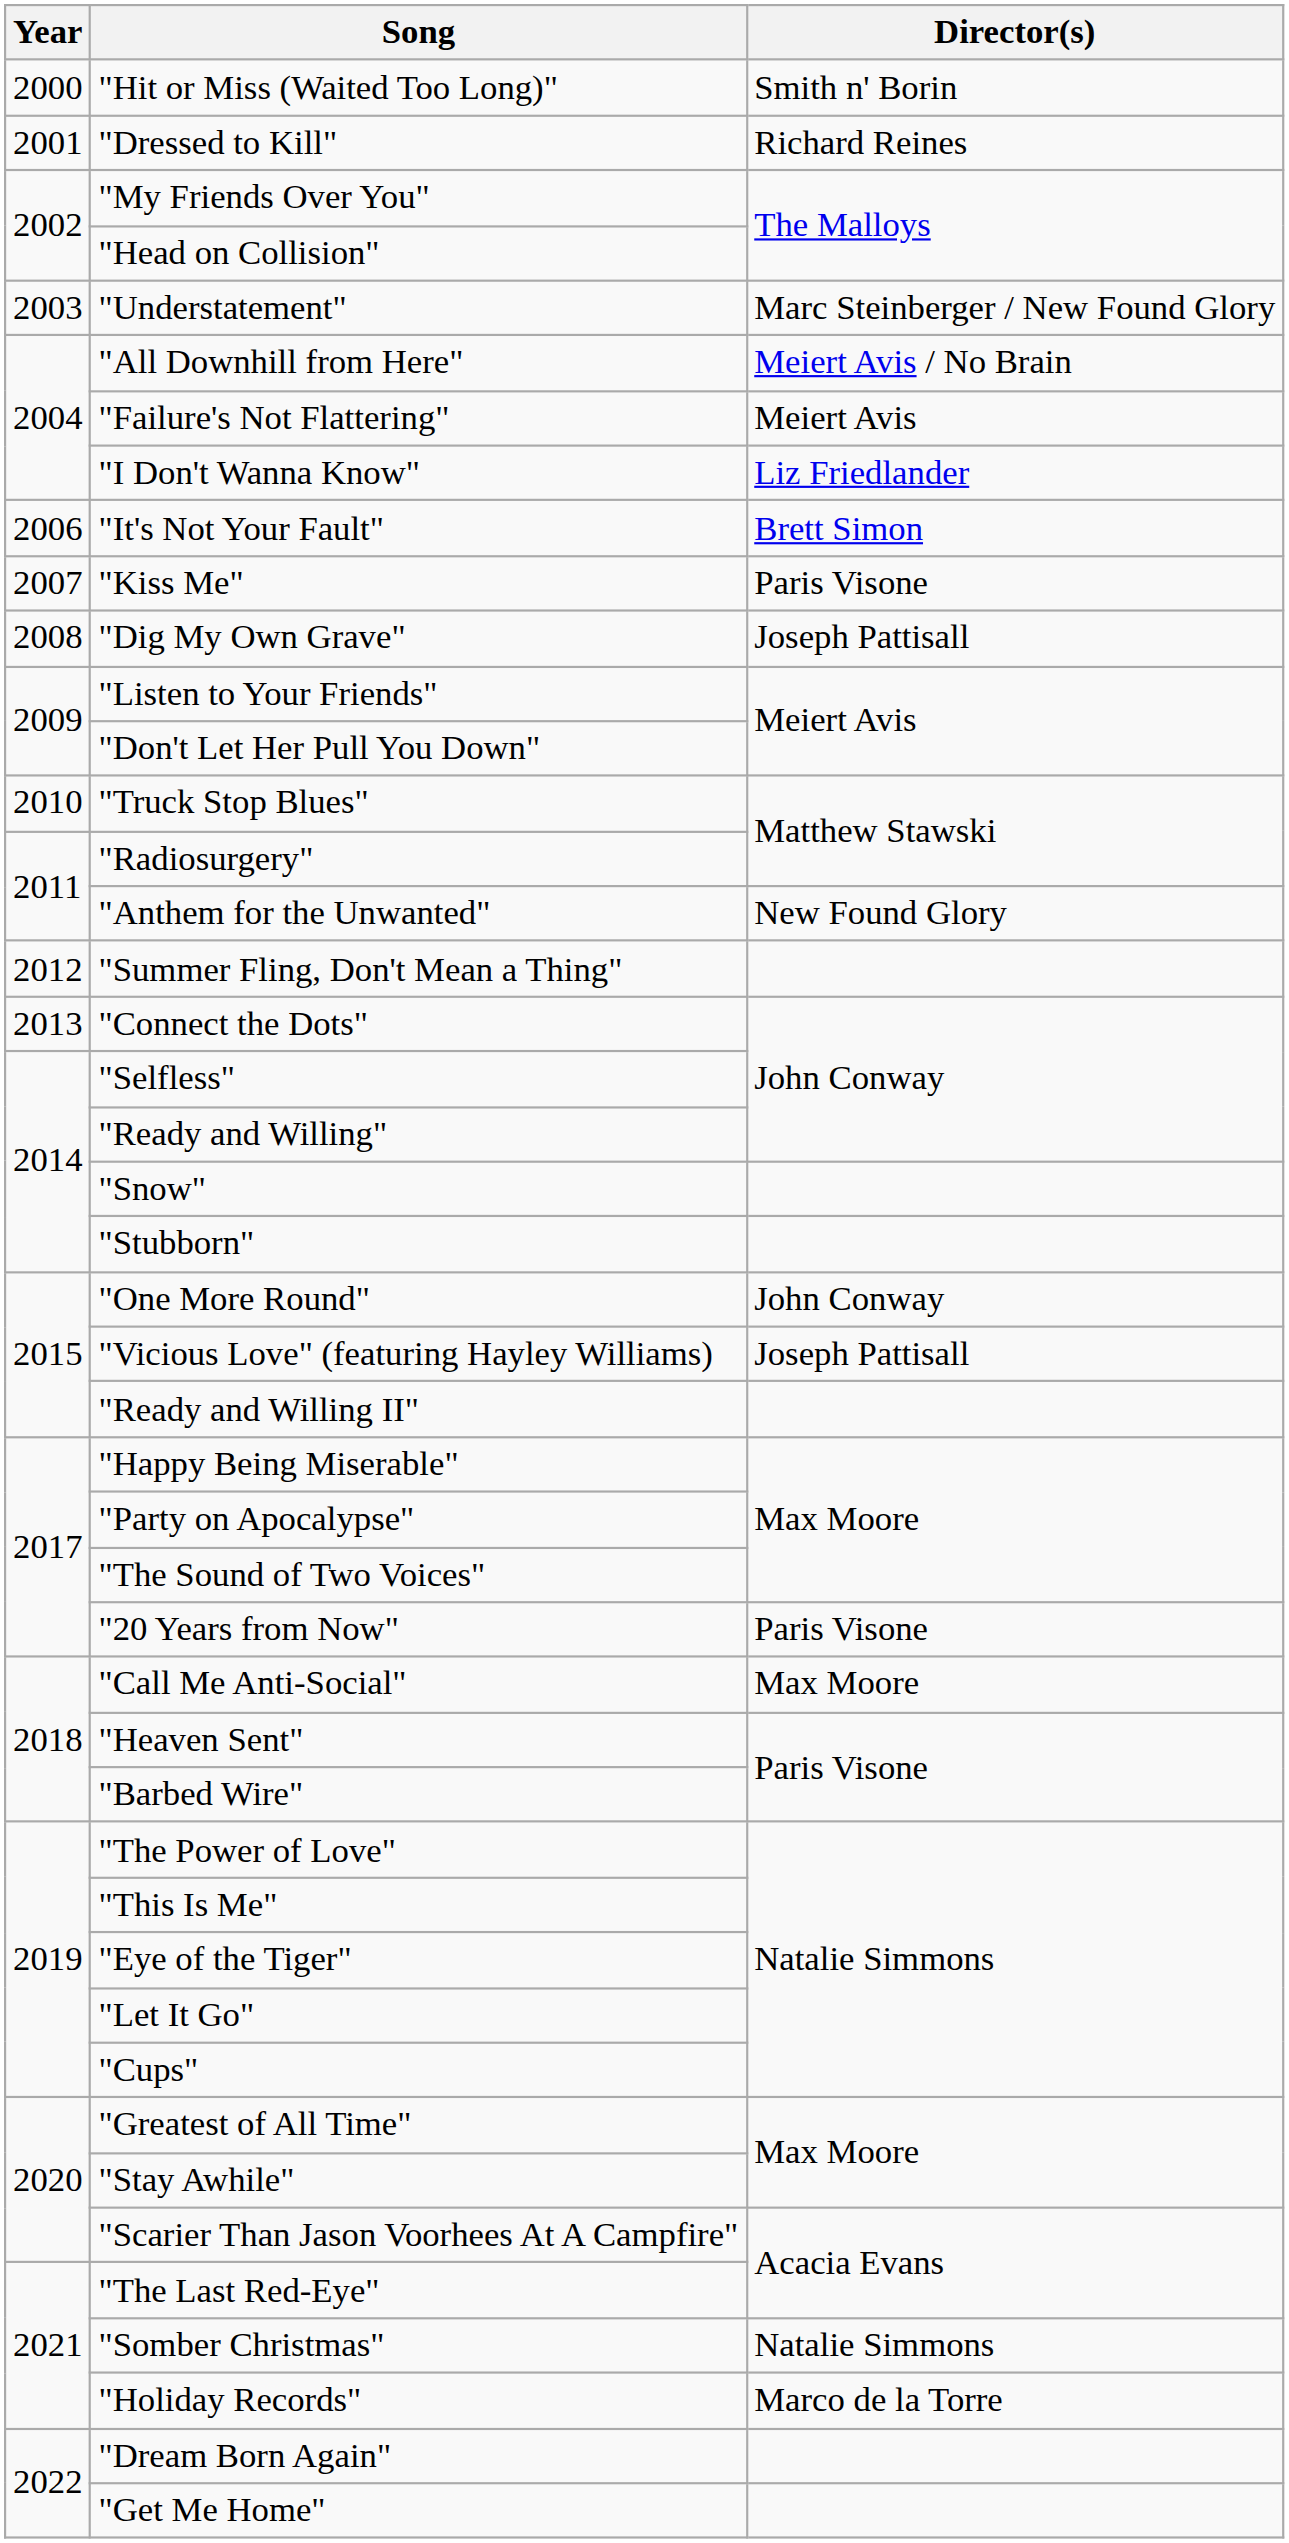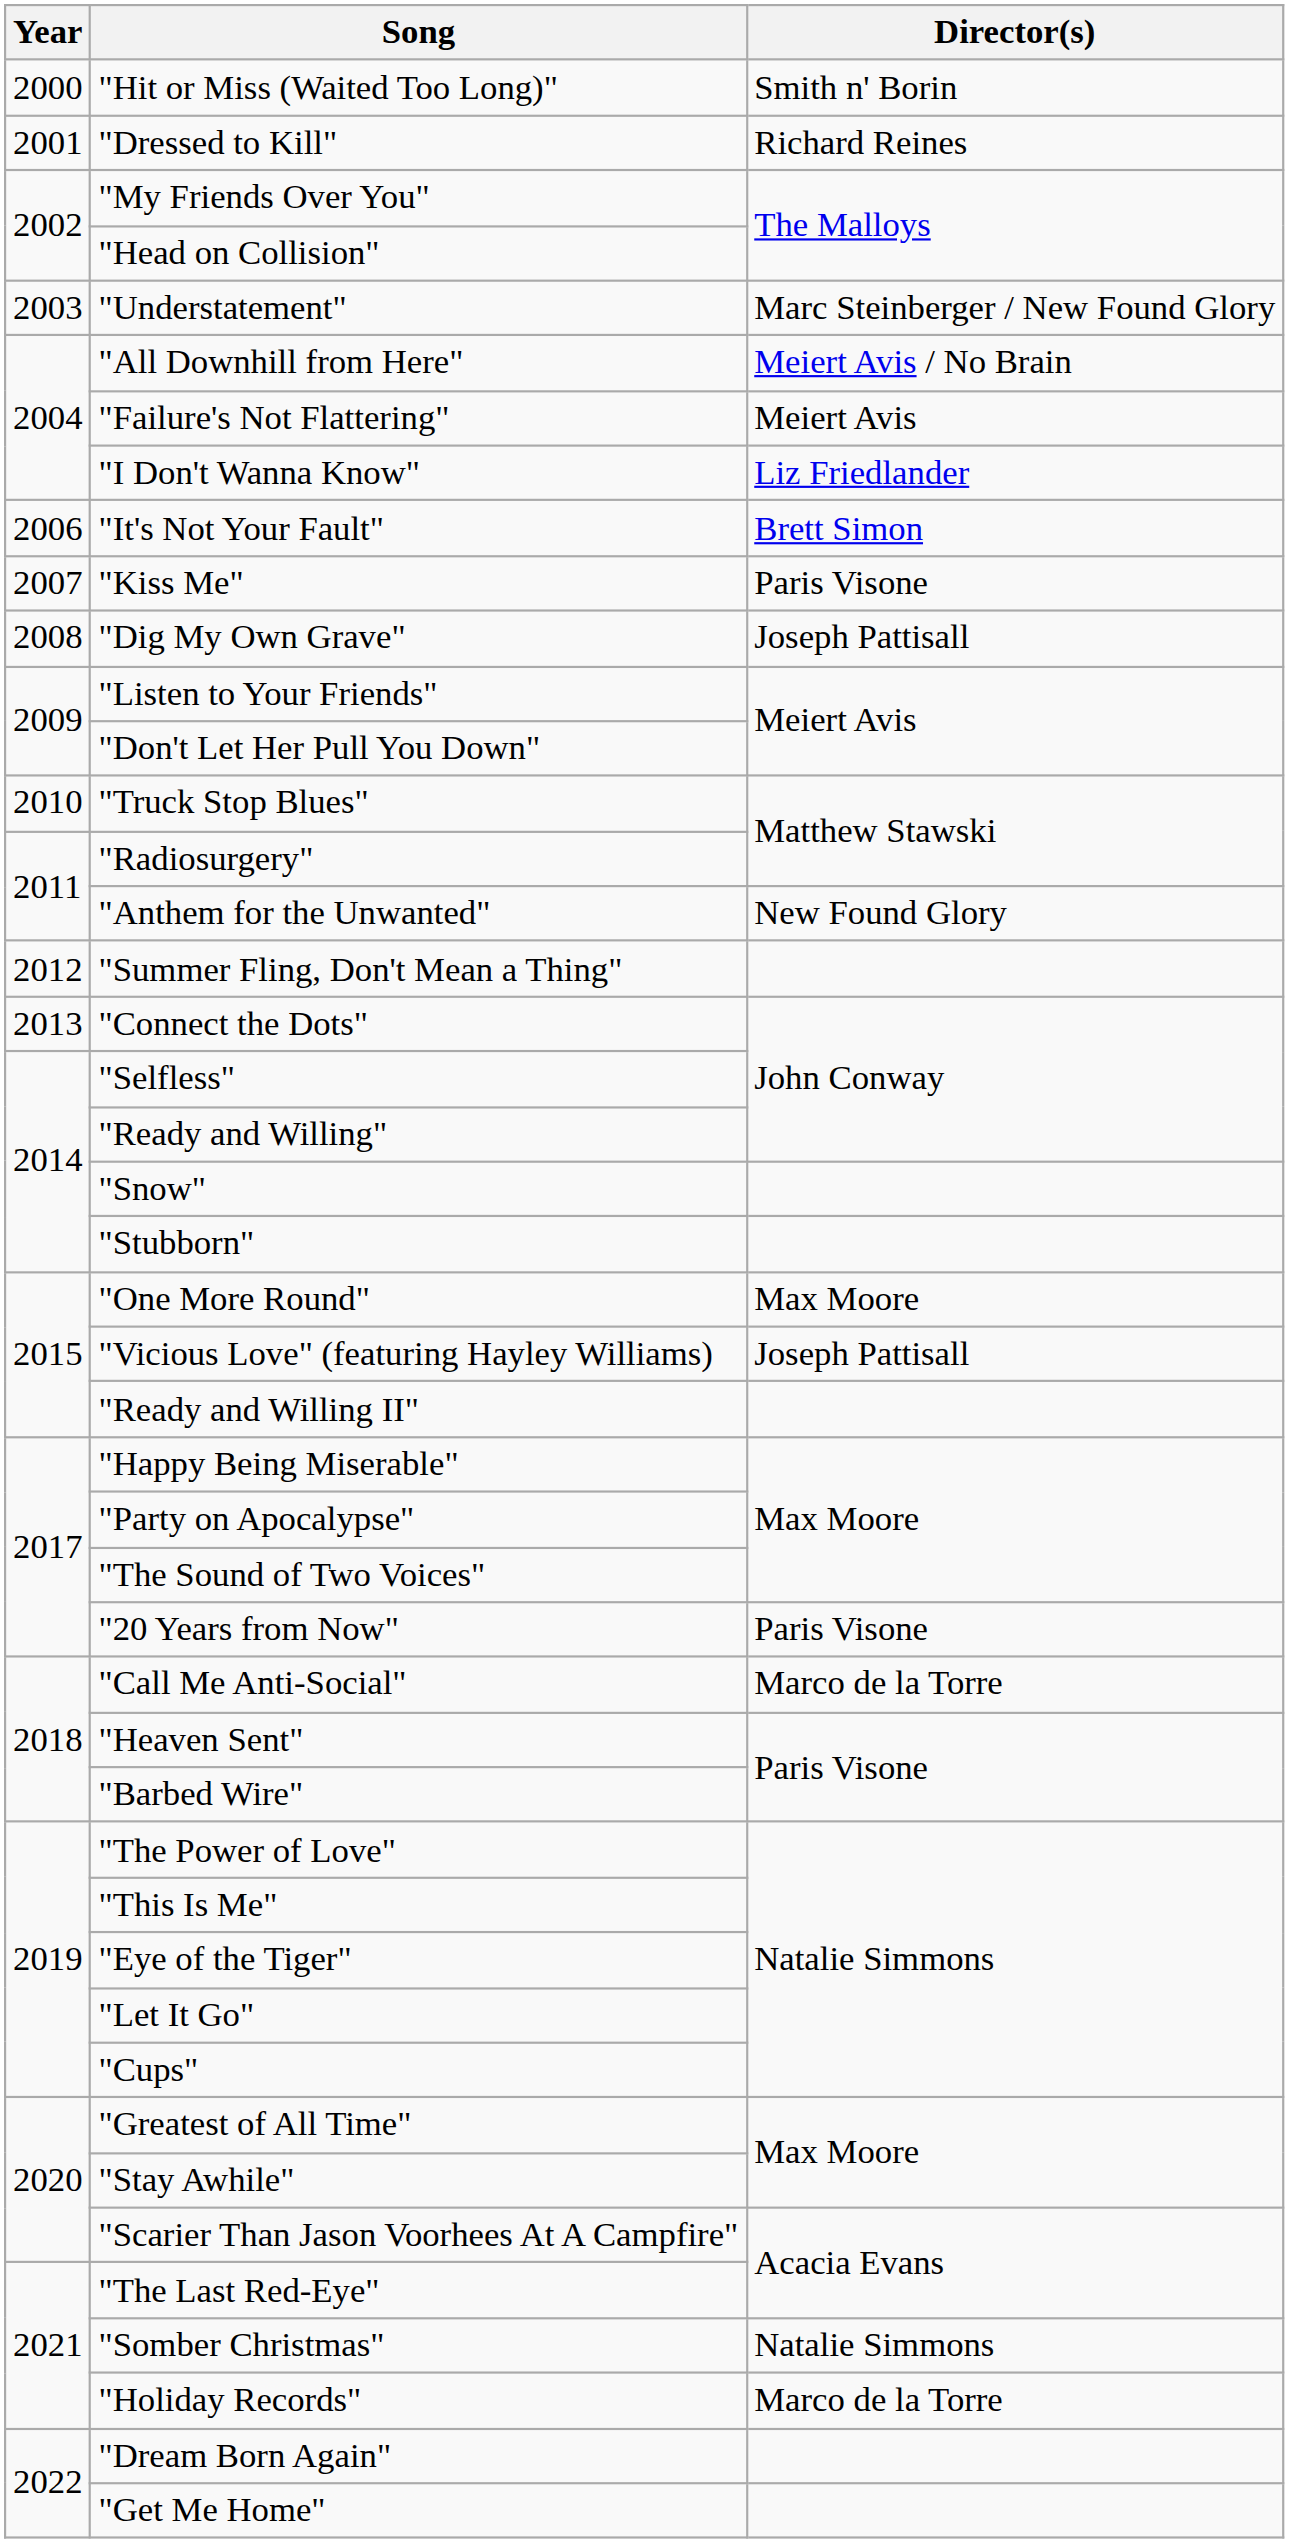(849, 1298) John Conway -> (837, 1298) Max Moore
(837, 1683) Max Moore -> (879, 1683) Marco de la Torre
